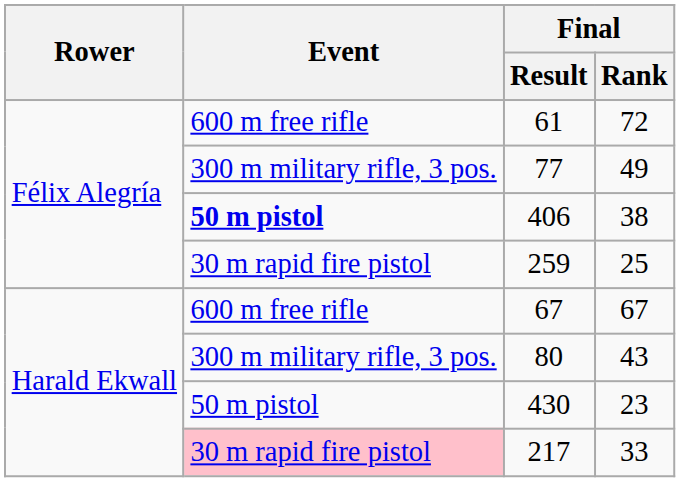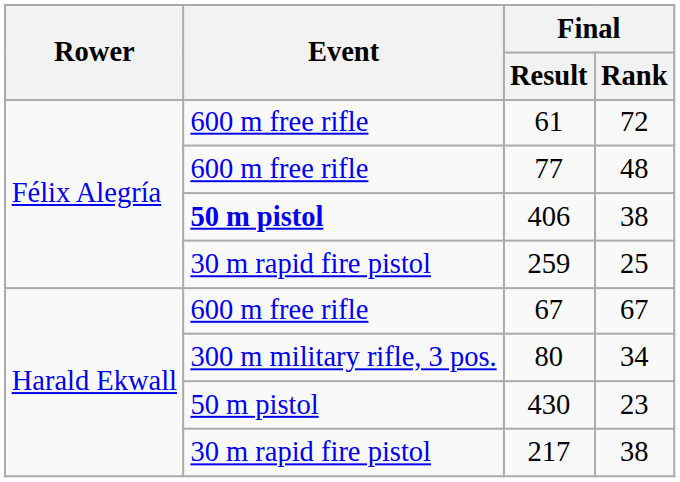(344, 169) 300 m military rifle, 3 pos. -> (279, 169) 600 m free rifle
(634, 169) 49 -> (634, 169) 48
(634, 357) 43 -> (634, 357) 34
(311, 451) pink background -> (311, 451) no background
(634, 451) 33 -> (634, 451) 38
